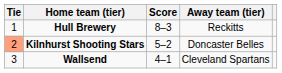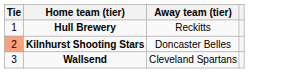- column: (163, 12)
